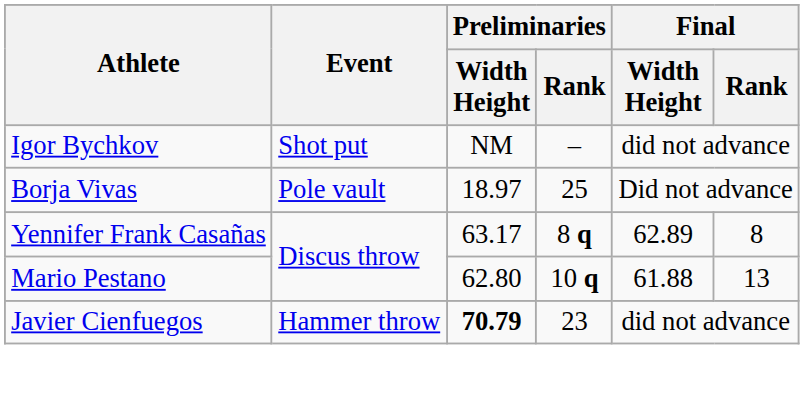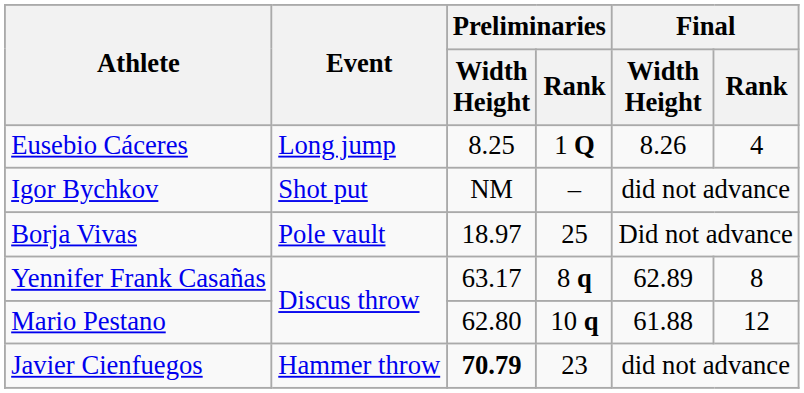+ row: (100, 146)
(757, 277) 13 -> (757, 321) 12
